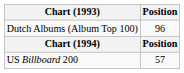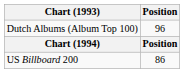(160, 60) 57 -> (160, 60) 86
